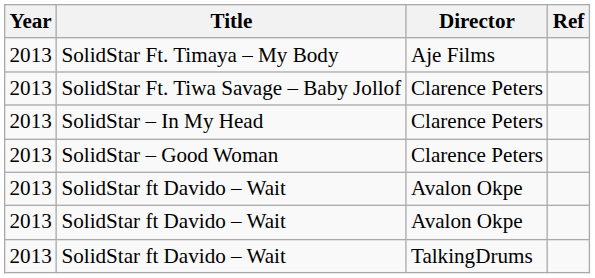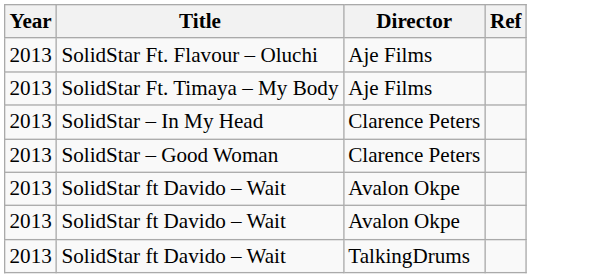+ row: (190, 54)
- row: (231, 88)
